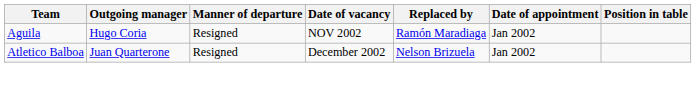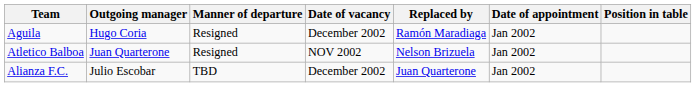(335, 33) NOV 2002 -> (347, 33) December 2002
(347, 52) December 2002 -> (335, 52) NOV 2002
+ row: (38, 71)
